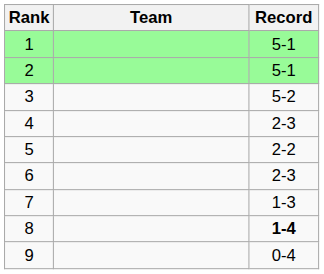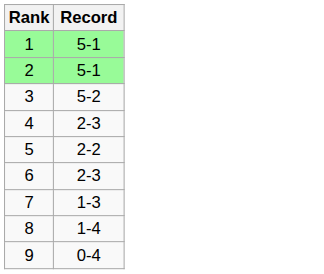- column: (151, 17)
(284, 228) bold -> (89, 228) normal
